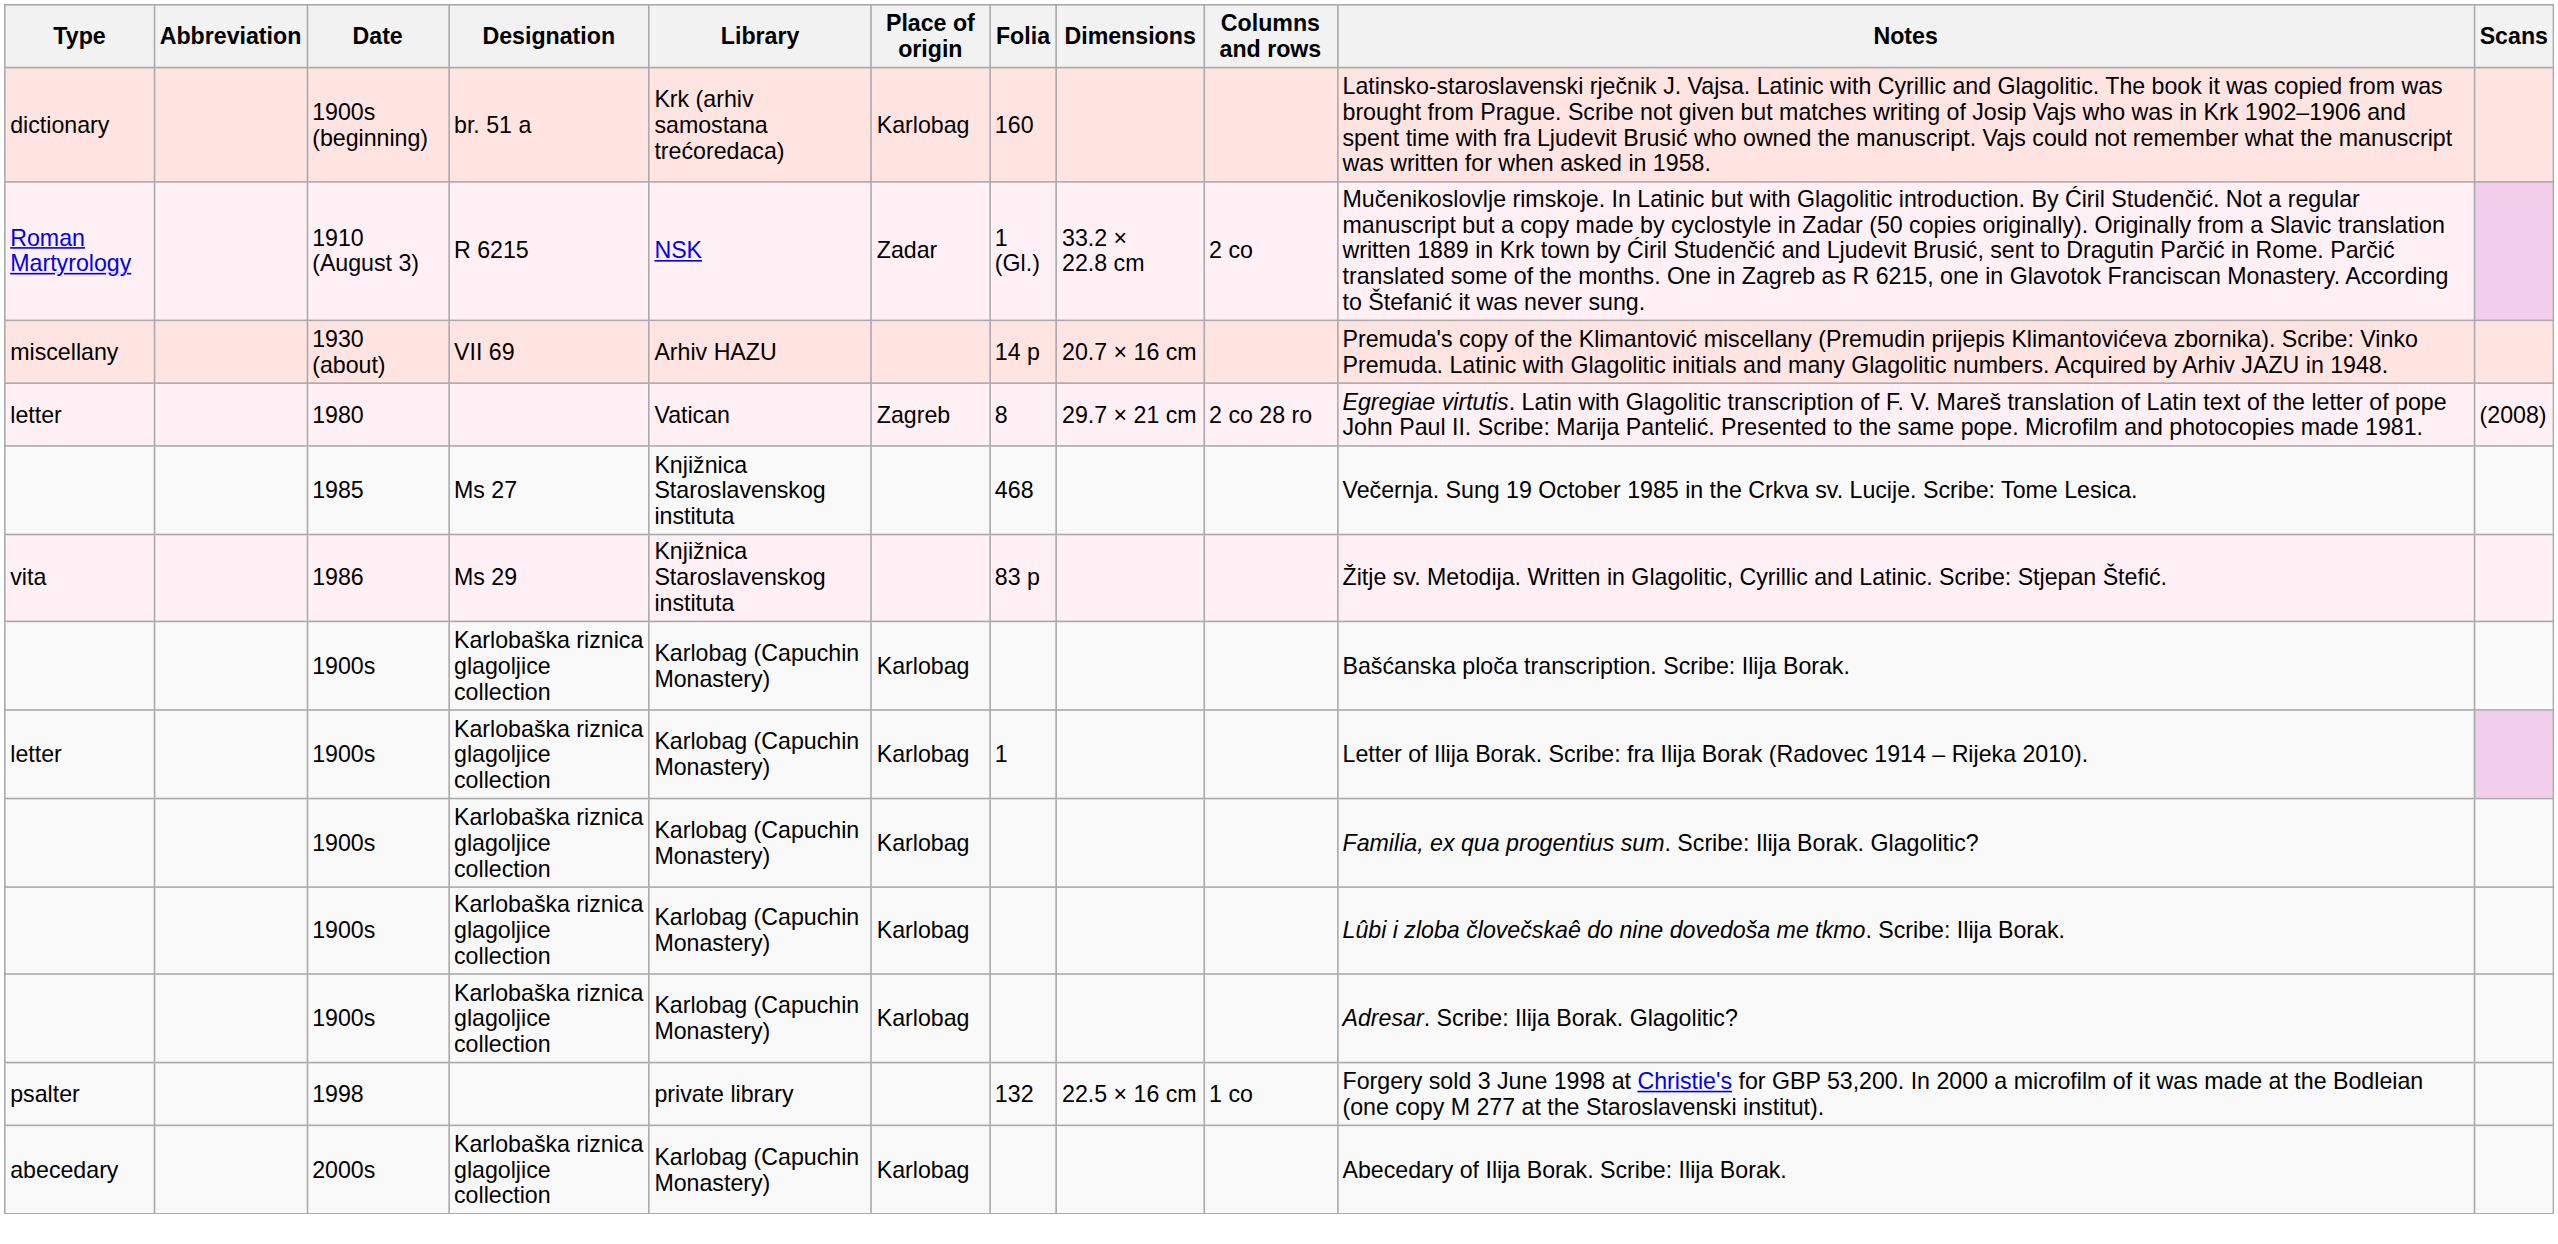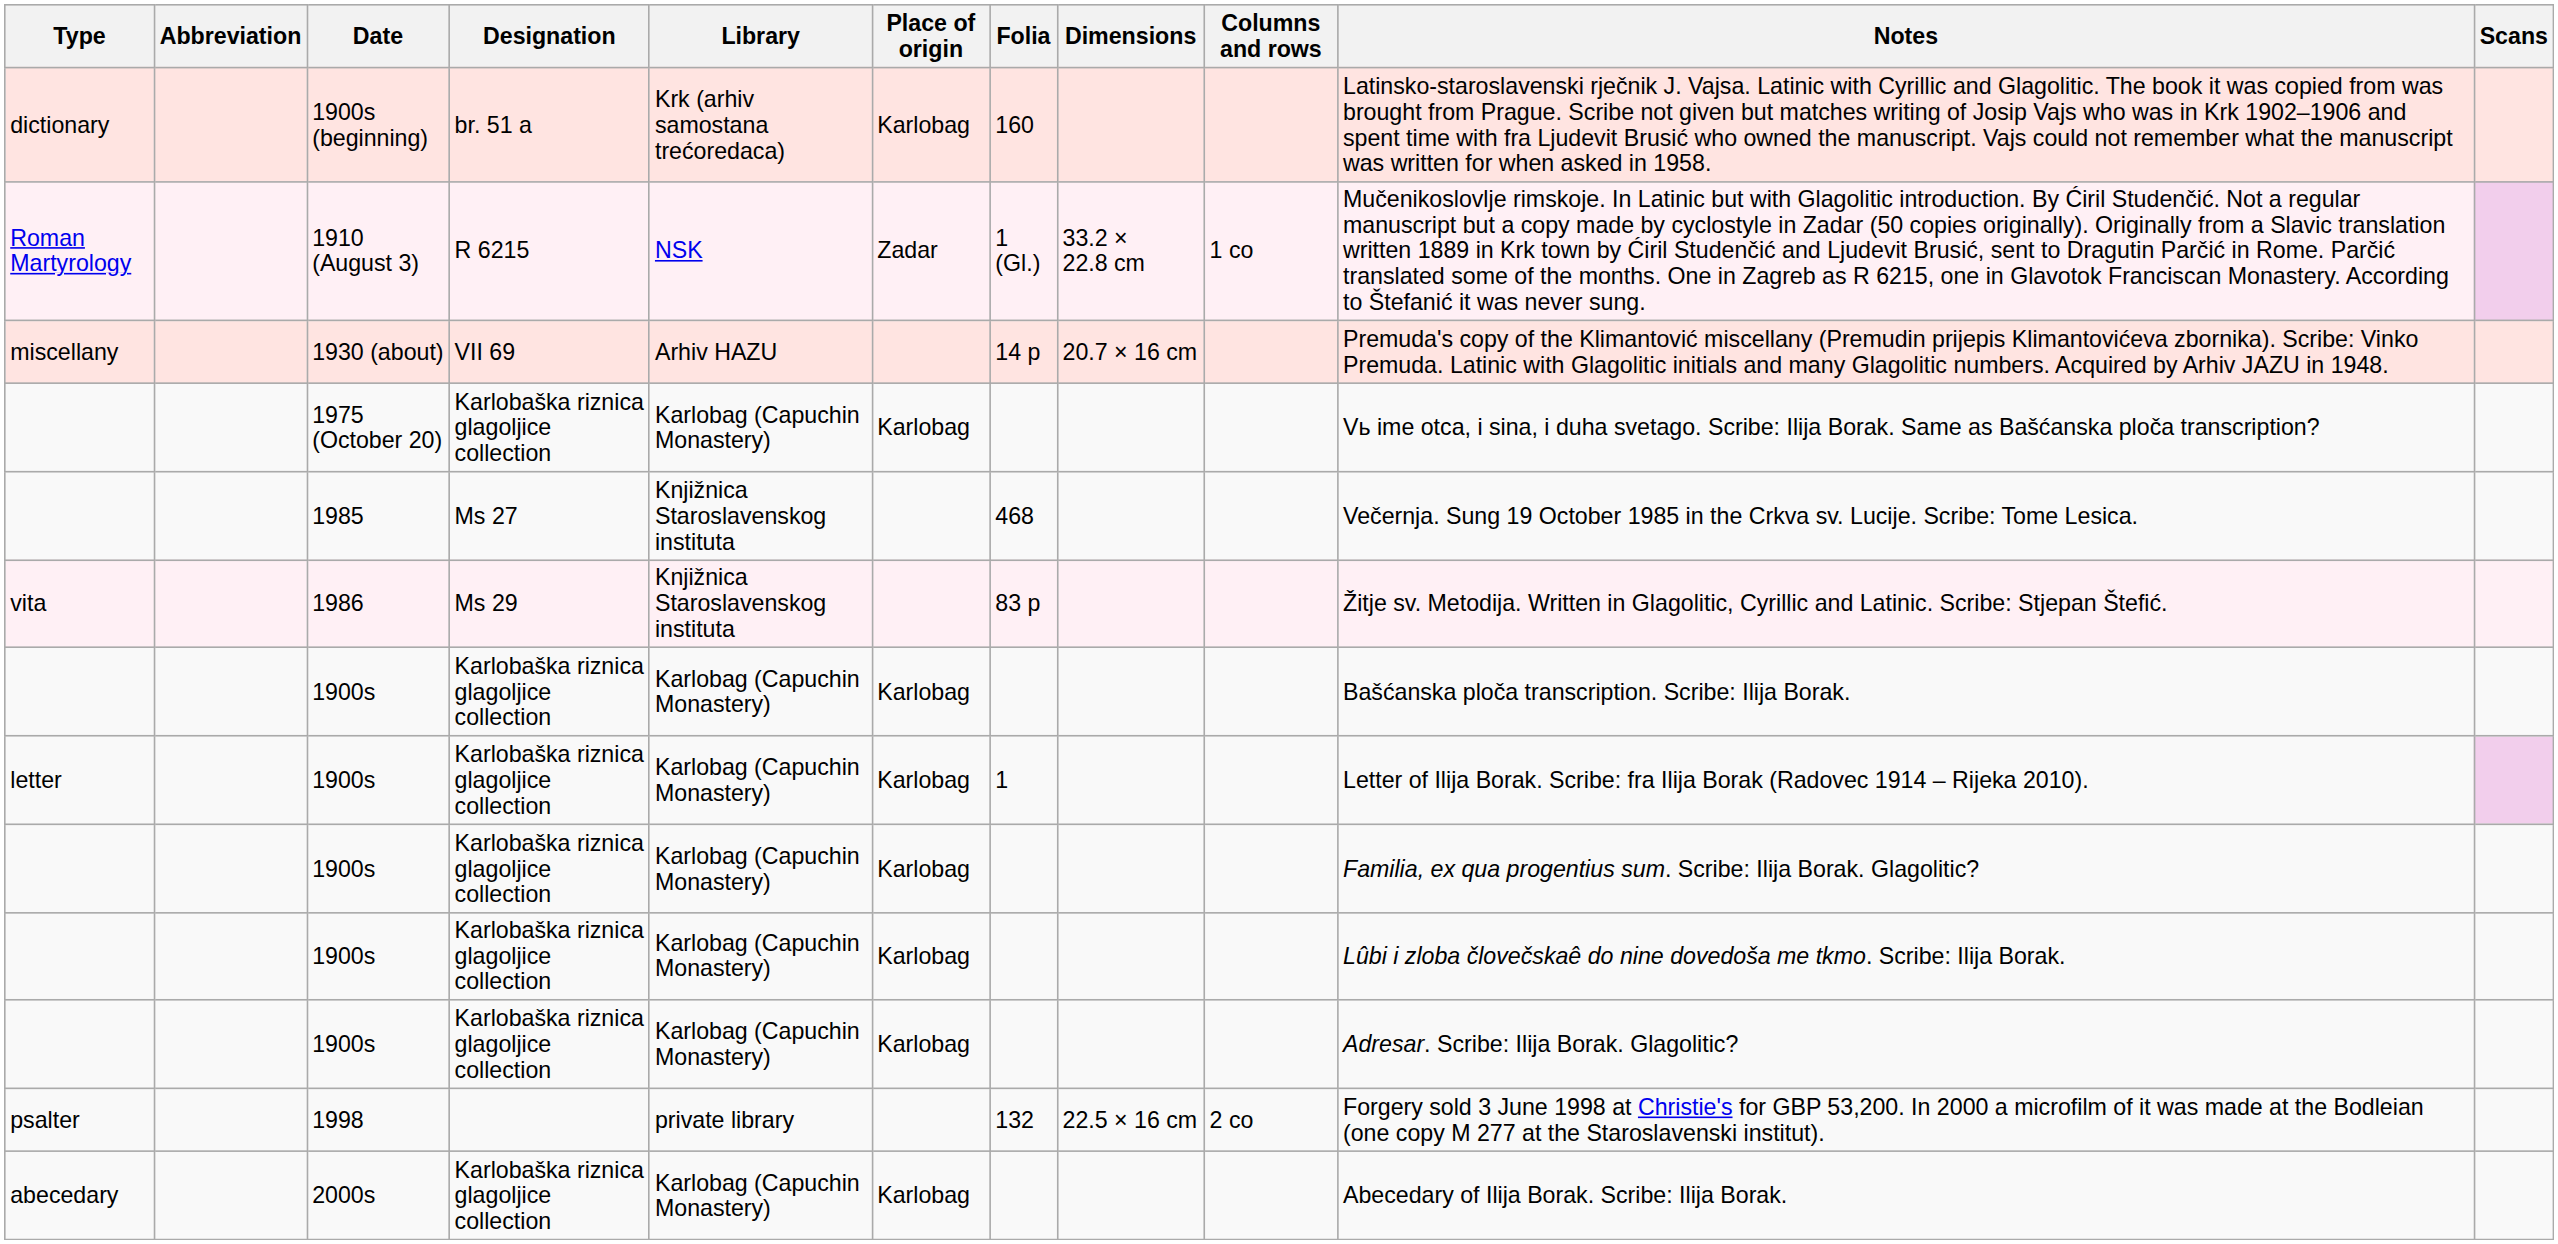(1231, 251) 2 co -> (1231, 251) 1 co
+ row: (80, 428)
- row: (36, 415)
(1231, 1094) 1 co -> (1231, 1120) 2 co
